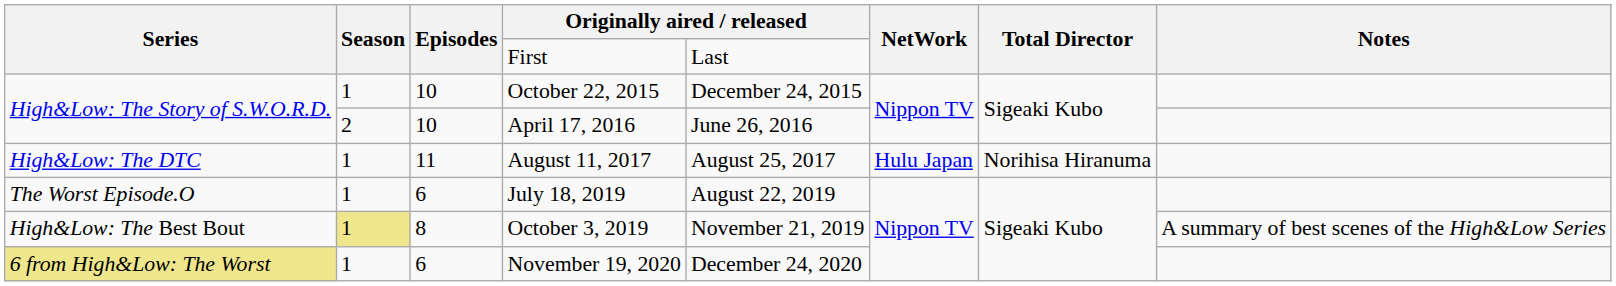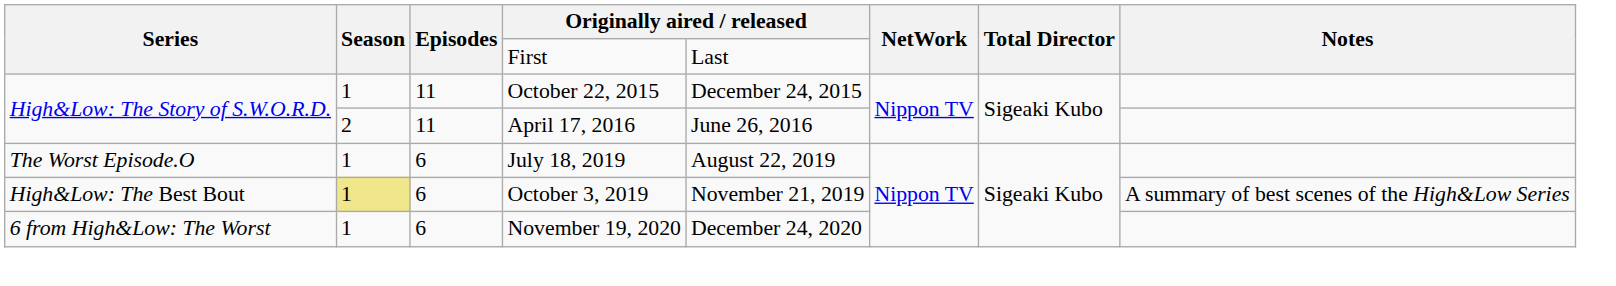(426, 90) 10 -> (426, 90) 11
(426, 125) 10 -> (426, 125) 11
- row: (579, 159)
(421, 228) 8 -> (421, 194) 6
(140, 263) khaki background -> (140, 228) no background
